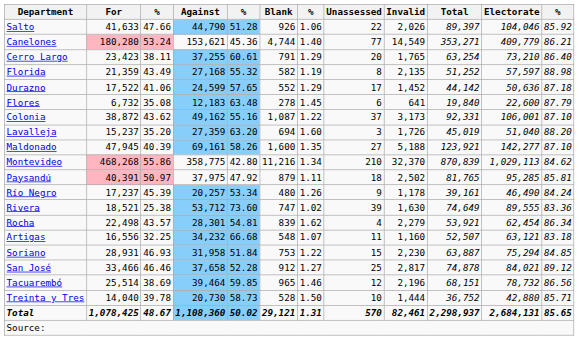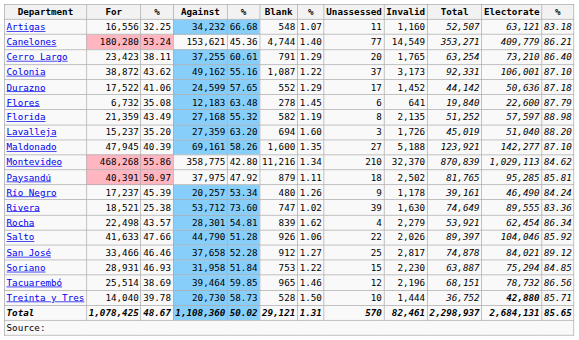rows swapped: (26, 238) <-> (20, 27)
rows swapped: (26, 117) <-> (26, 72)
rows swapped: (29, 268) <-> (26, 253)
(523, 298) normal -> (523, 298) bold
